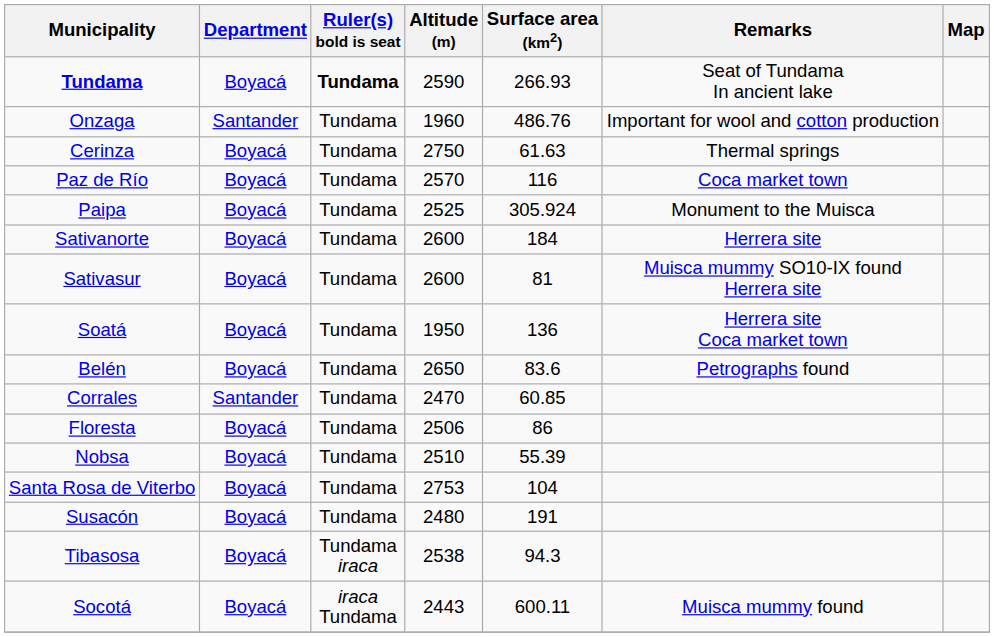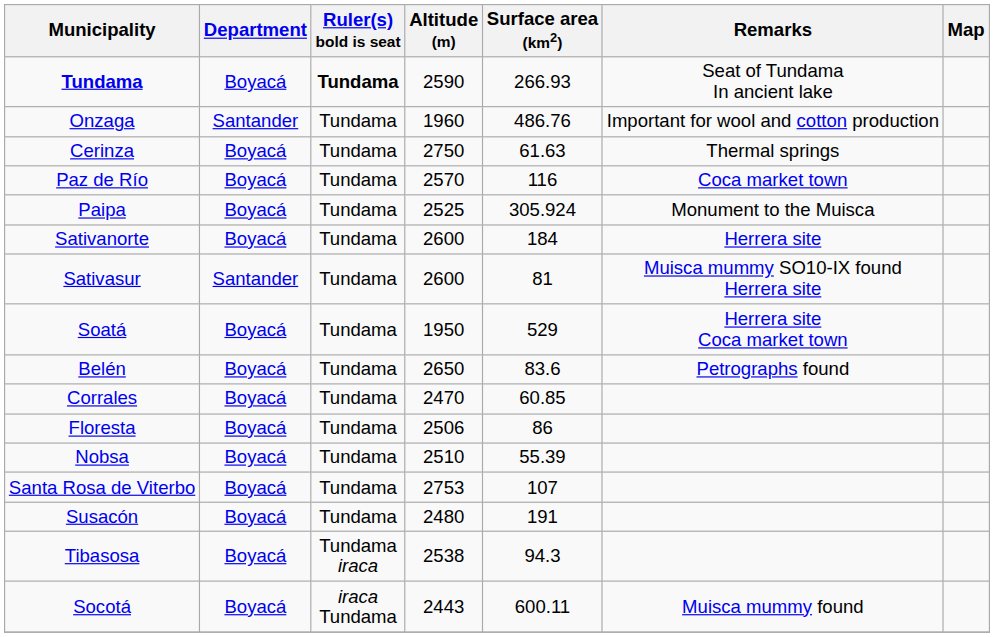(255, 279) Boyacá -> (255, 279) Santander
(542, 329) 136 -> (542, 329) 529
(255, 398) Santander -> (255, 398) Boyacá
(542, 487) 104 -> (542, 487) 107
